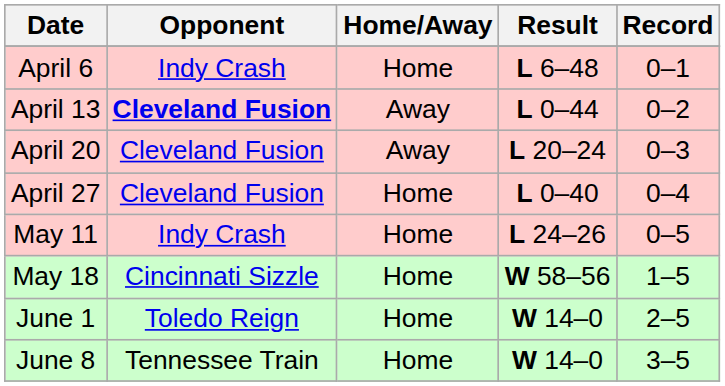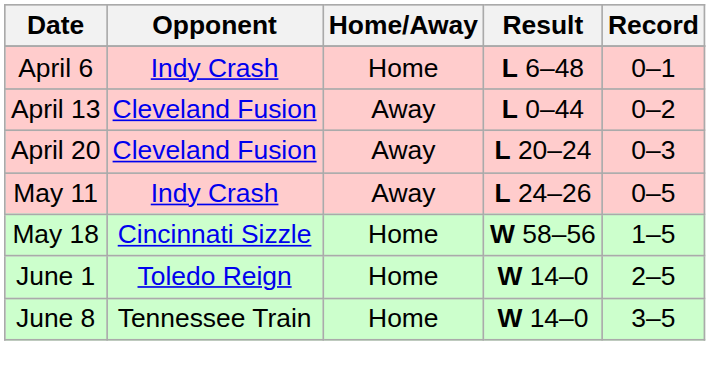(222, 109) bold -> (215, 109) normal
- row: (56, 192)
(418, 234) Home -> (403, 192) Away
